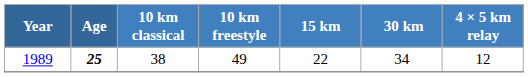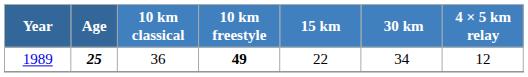(158, 59) 38 -> (158, 59) 36
(239, 59) normal -> (239, 59) bold
